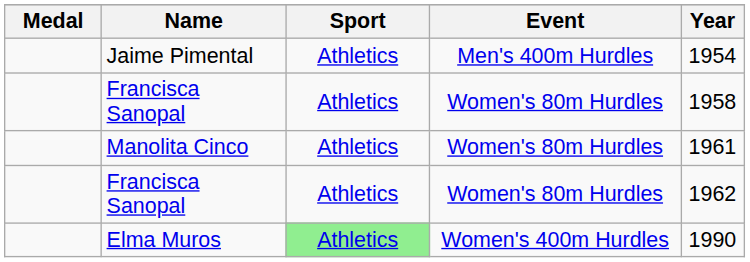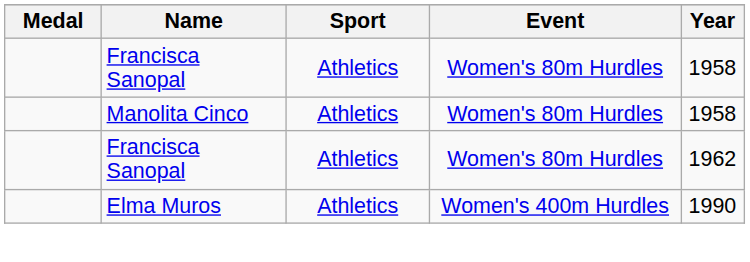- row: (180, 55)
(712, 147) 1961 -> (712, 113) 1958
(358, 239) lightgreen background -> (358, 205) no background
